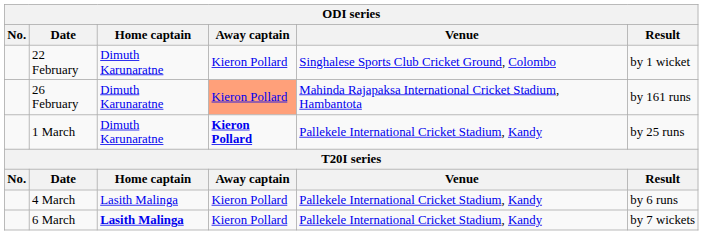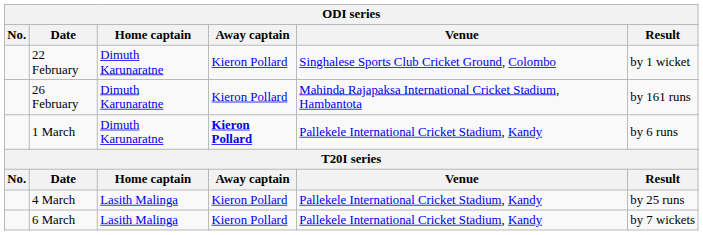(249, 97) lightsalmon background -> (249, 97) no background
(657, 131) by 25 runs -> (654, 131) by 6 runs
(654, 199) by 6 runs -> (657, 199) by 25 runs
(142, 220) bold -> (139, 220) normal
